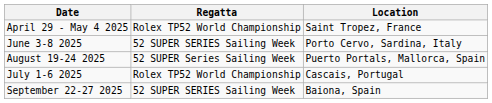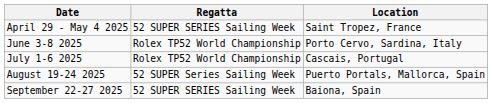(217, 28) Rolex TP52 World Championship -> (214, 28) 52 SUPER SERIES Sailing Week
(214, 44) 52 SUPER SERIES Sailing Week -> (217, 44) Rolex TP52 World Championship
rows swapped: (44, 75) <-> (56, 59)
